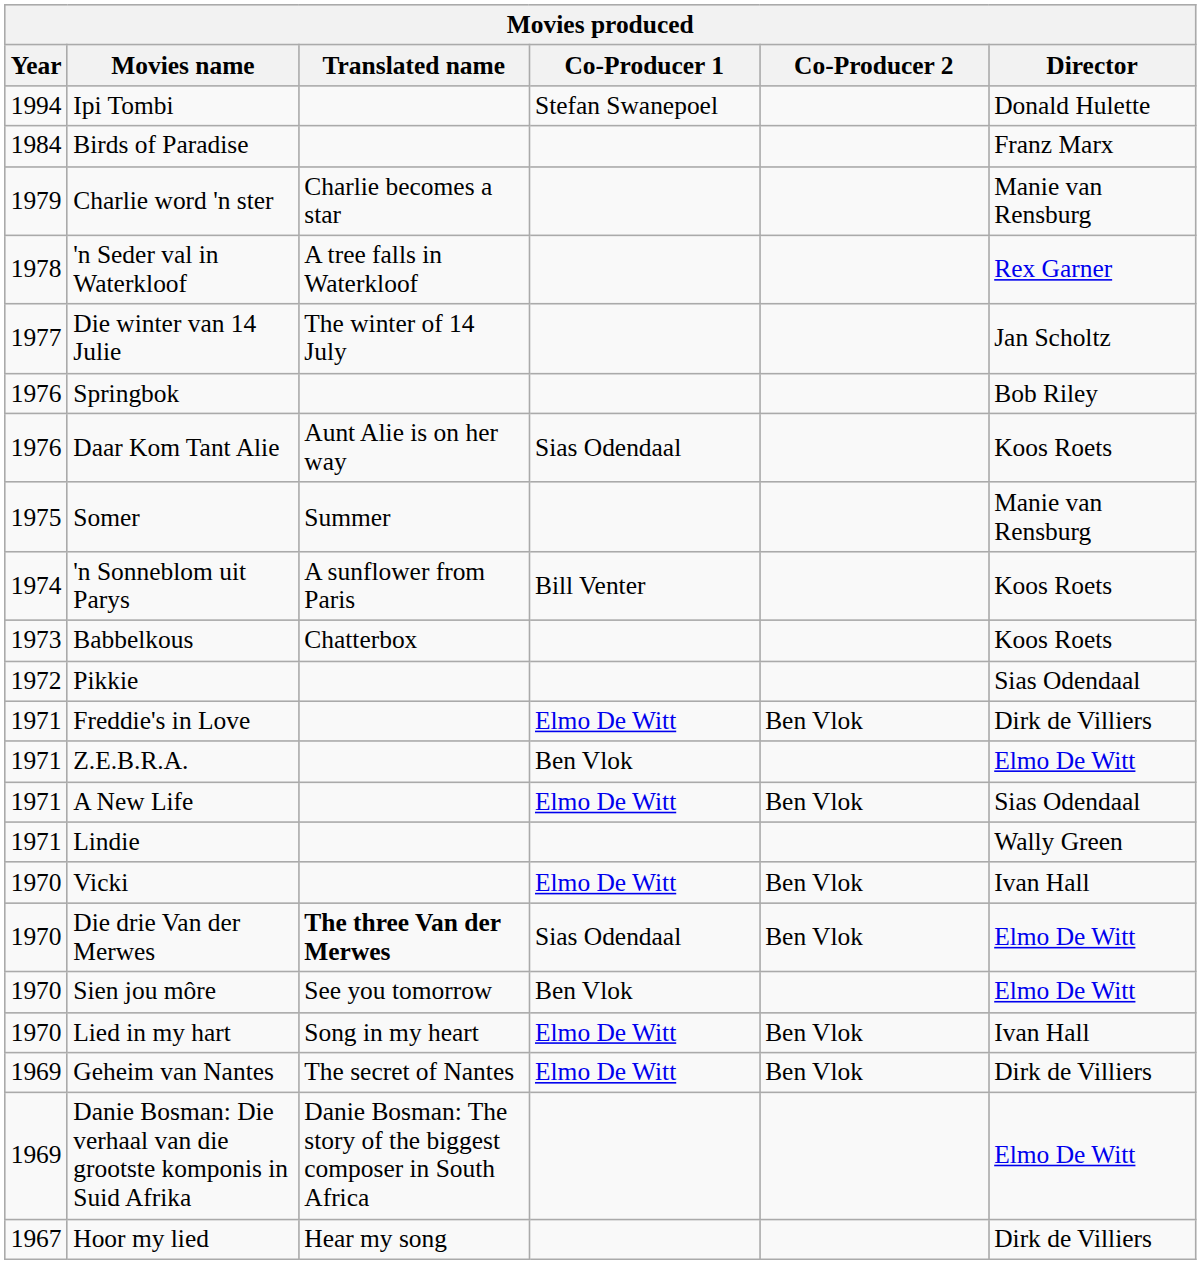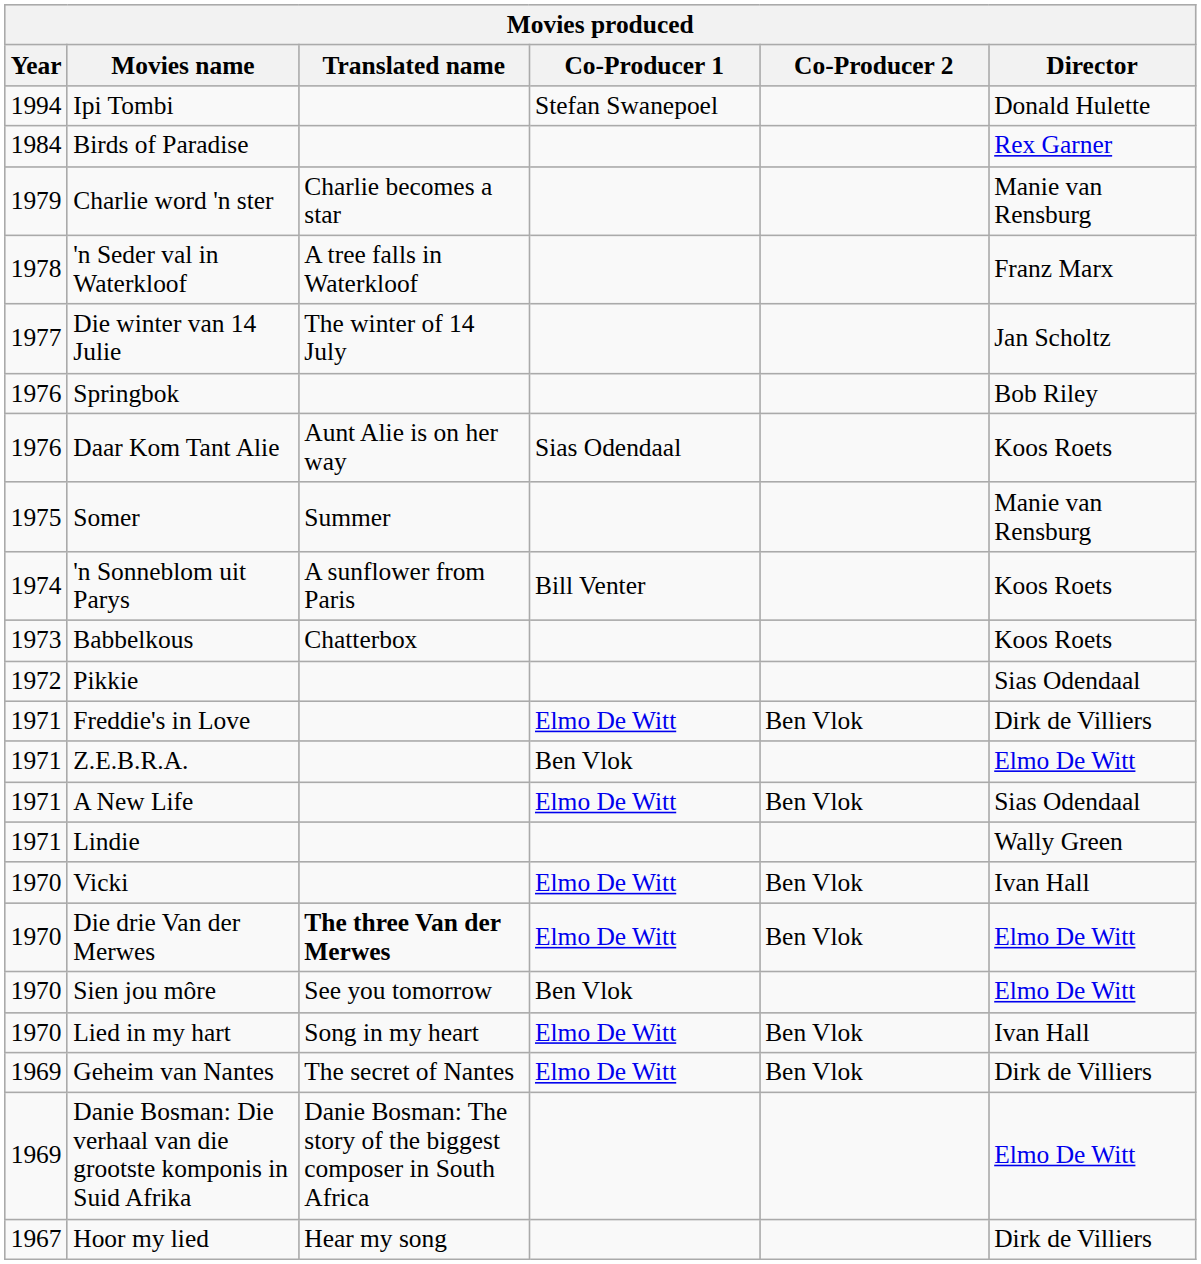(1054, 145) Franz Marx -> (1053, 145) Rex Garner
(1053, 269) Rex Garner -> (1054, 269) Franz Marx
(608, 936) Sias Odendaal -> (606, 936) Elmo De Witt
